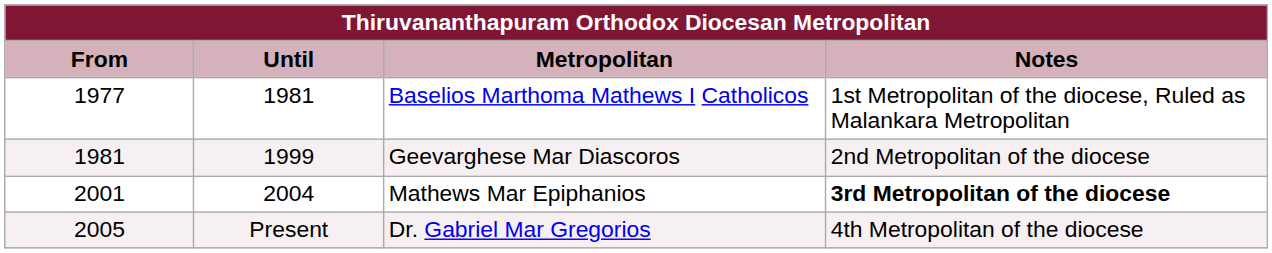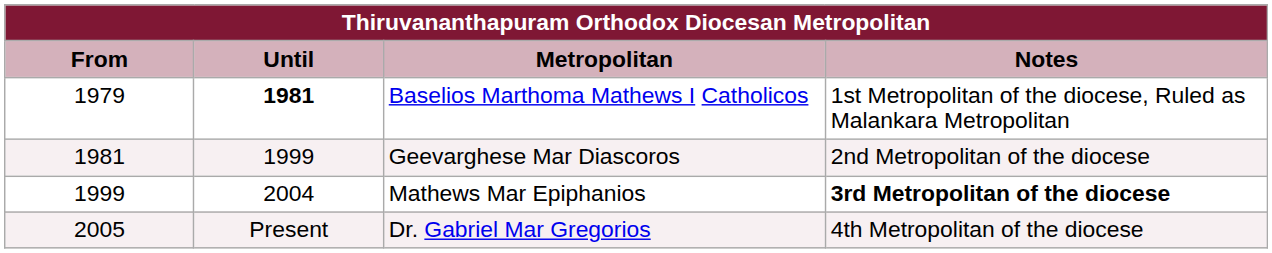(99, 95) 1977 -> (99, 95) 1979
(289, 95) normal -> (289, 95) bold
(99, 193) 2001 -> (99, 193) 1999
